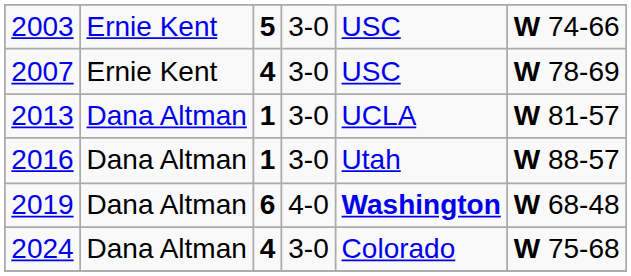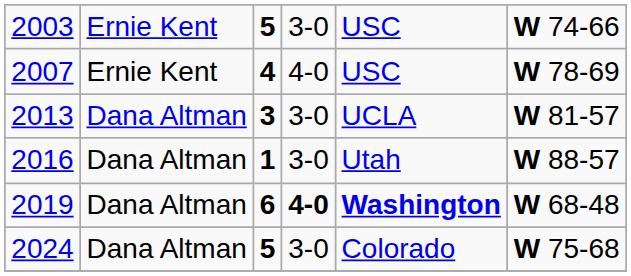(308, 71) 3-0 -> (308, 71) 4-0
(268, 115) 1 -> (268, 115) 3
(308, 204) normal -> (308, 204) bold
(268, 248) 4 -> (268, 248) 5
